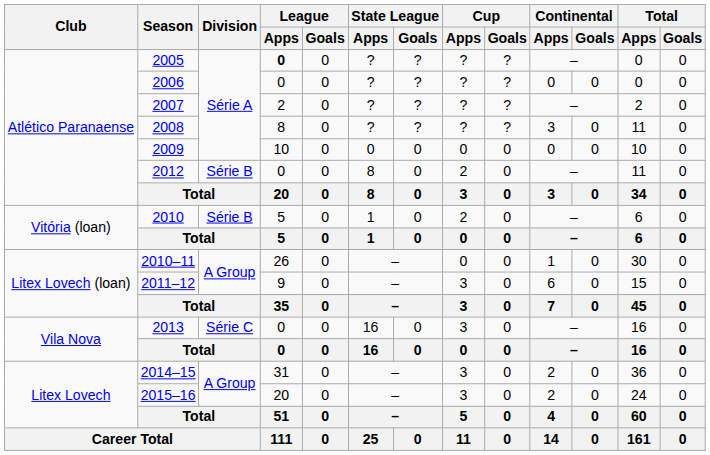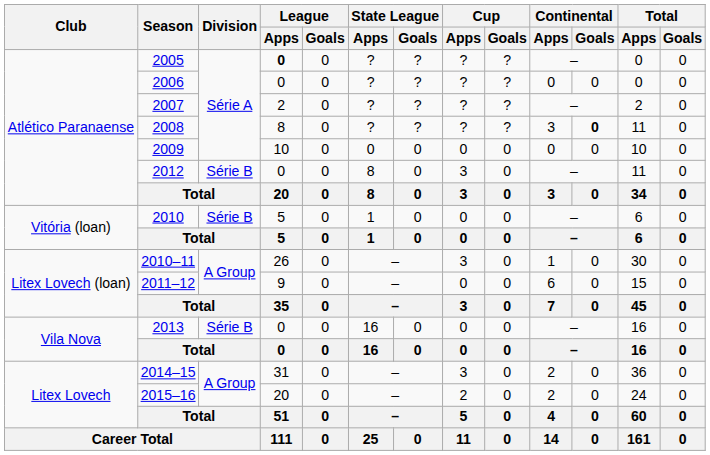(595, 128) normal -> (595, 128) bold
(463, 172) 2 -> (463, 172) 3
(463, 217) 2 -> (463, 217) 0
(463, 261) 0 -> (463, 261) 3
(463, 284) 3 -> (463, 284) 0
(230, 328) Série C -> (230, 328) Série B
(463, 328) 3 -> (463, 328) 0
(463, 395) 3 -> (463, 395) 2
